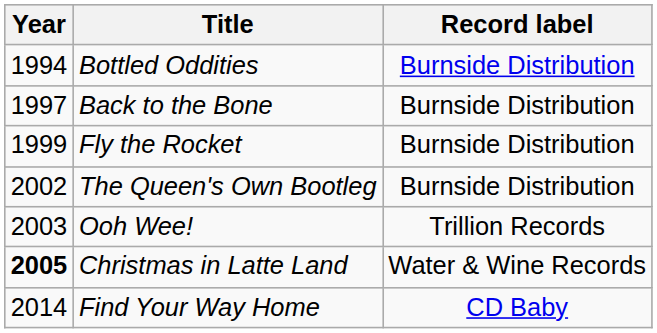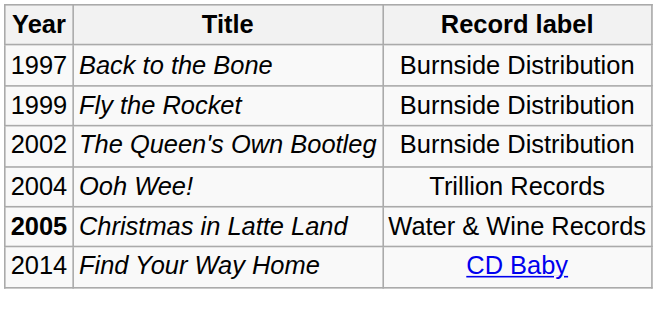- row: (169, 65)
(39, 226) 2003 -> (39, 186) 2004
